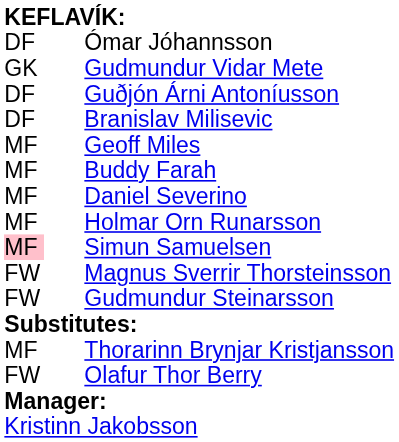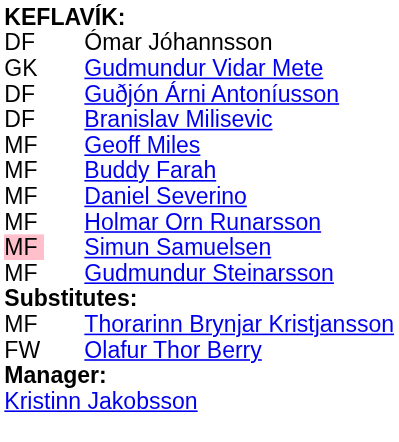- row: (238, 273)
(22, 298) FW -> (21, 273) MF
